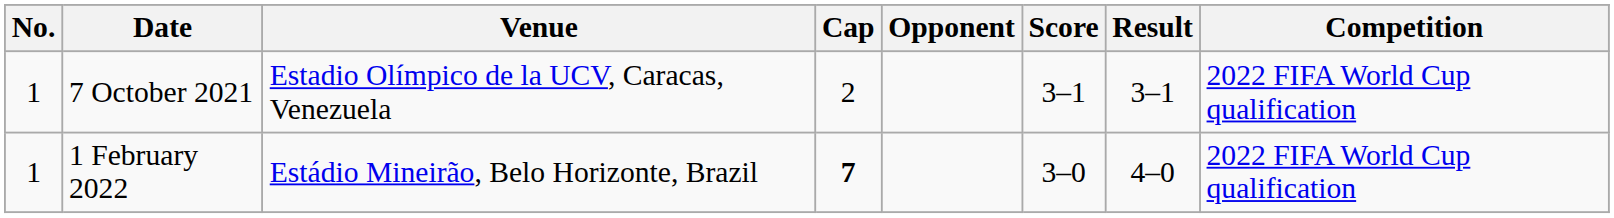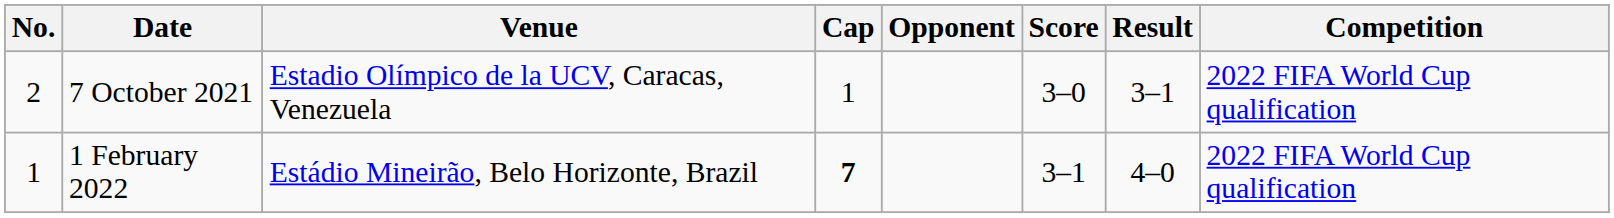(34, 91) 1 -> (34, 91) 2
(848, 91) 2 -> (848, 91) 1
(1064, 91) 3–1 -> (1064, 91) 3–0
(1064, 171) 3–0 -> (1064, 171) 3–1
